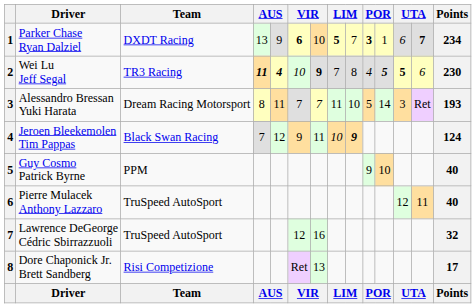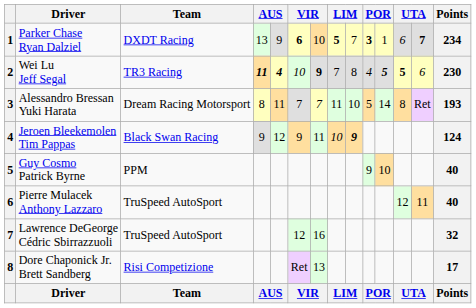(402, 104) 3 -> (402, 104) 8
(262, 137) 7 -> (262, 137) 9
